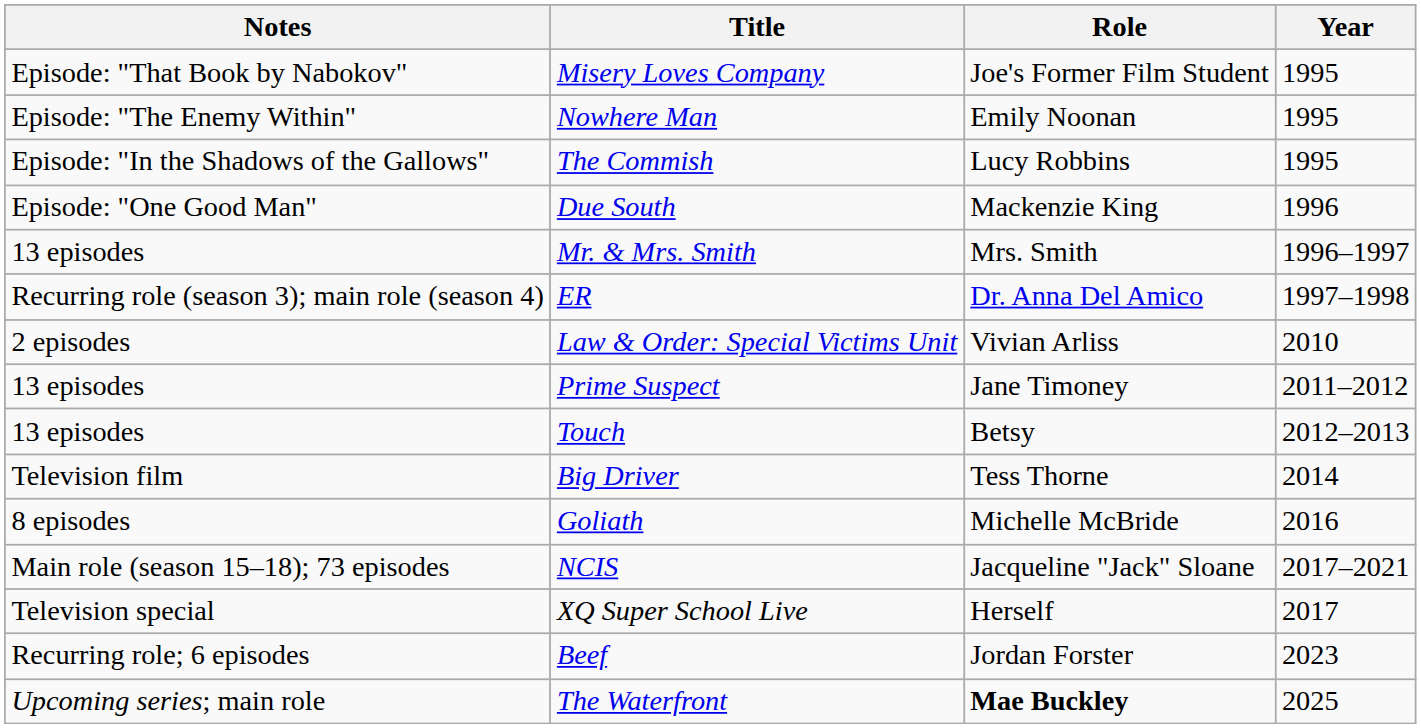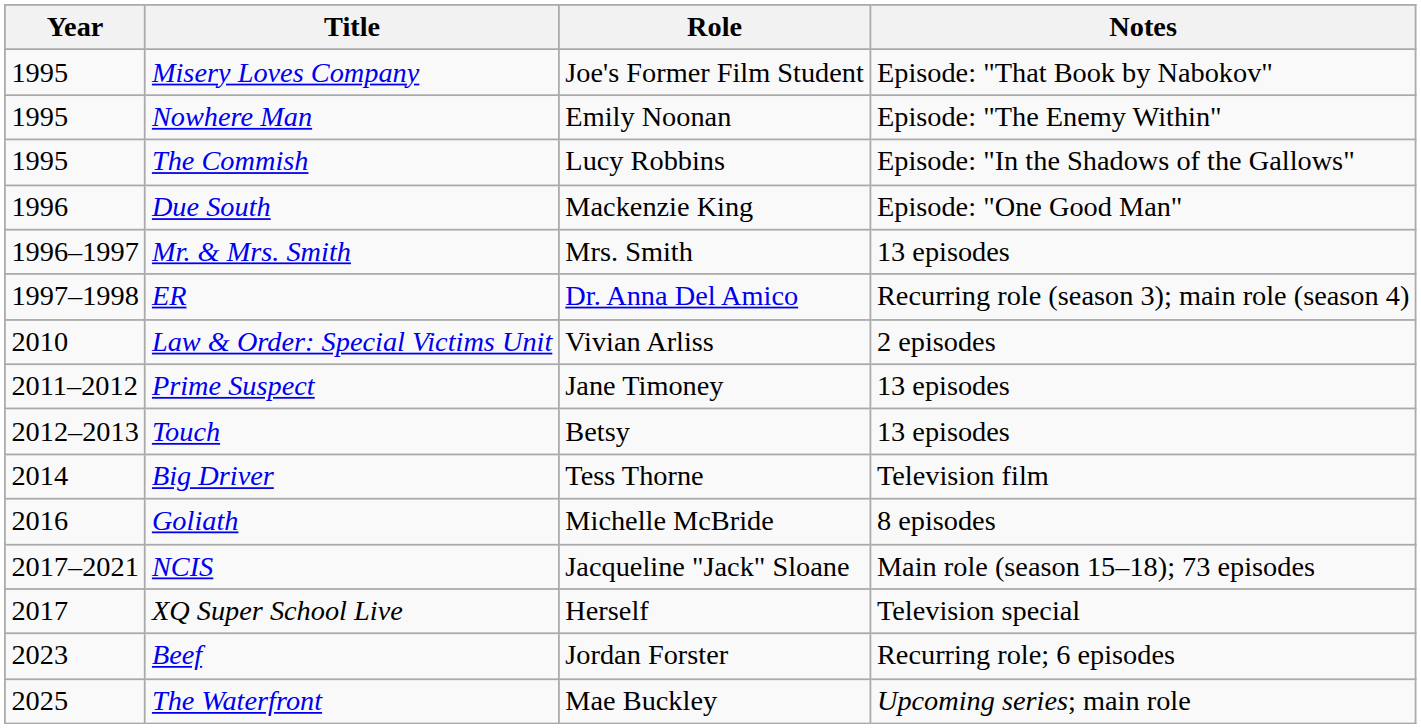columns swapped: (1346, 26) <-> (278, 26)
(1049, 700) bold -> (641, 700) normal
